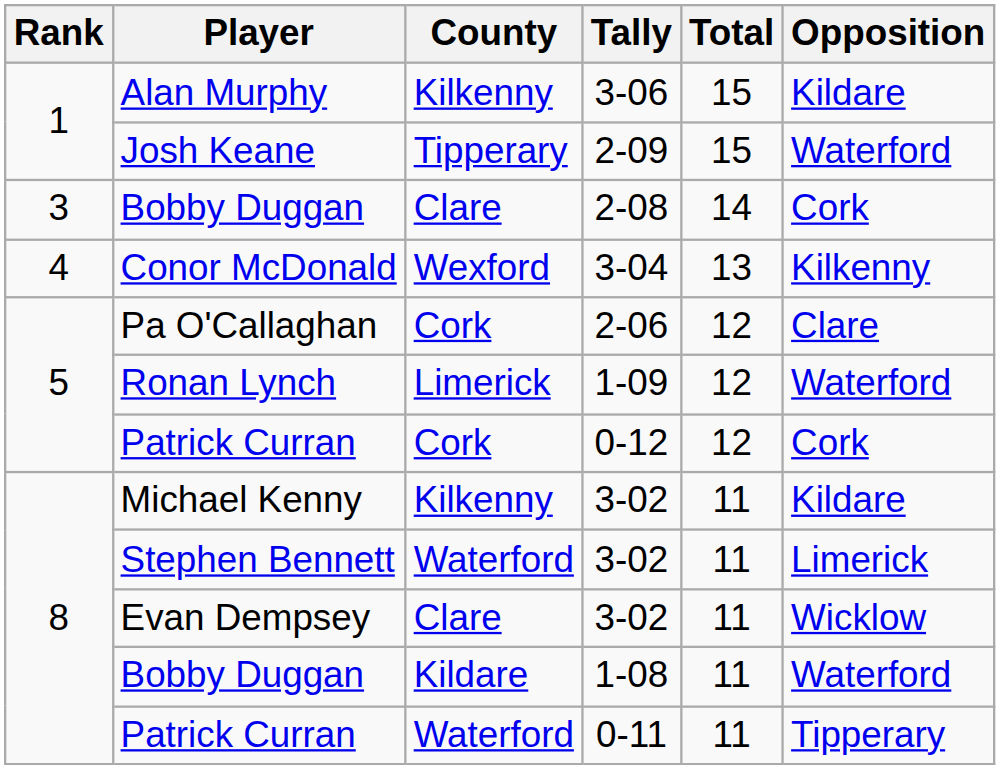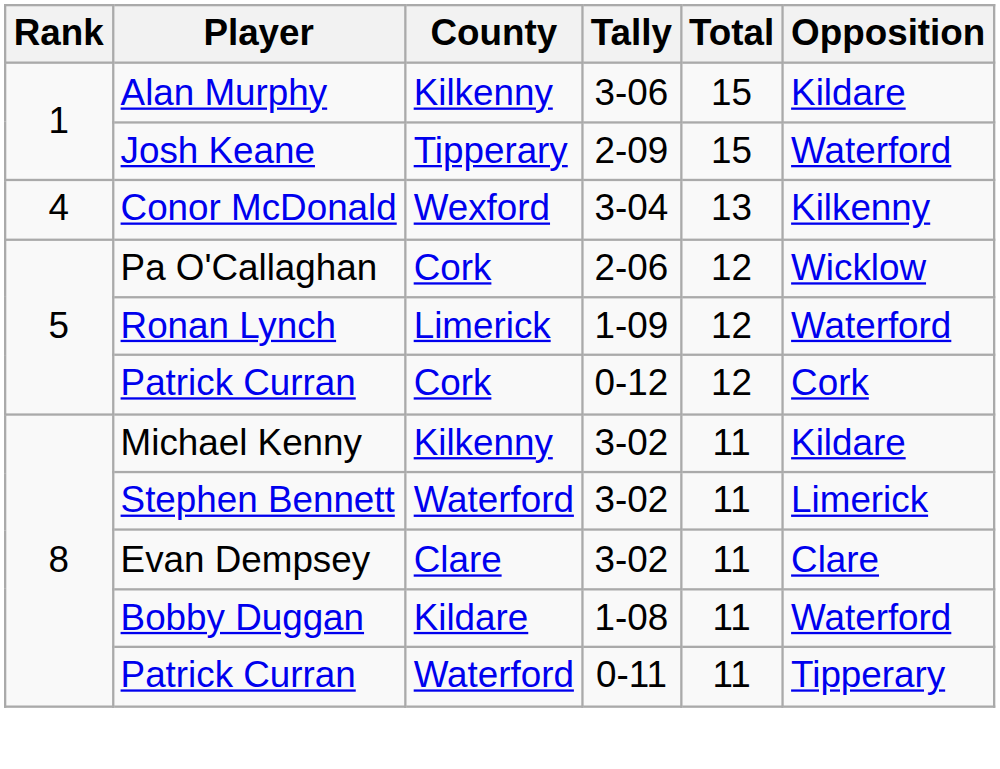- row: (242, 208)
(835, 325) Clare -> (859, 267) Wicklow
(859, 617) Wicklow -> (835, 558) Clare
